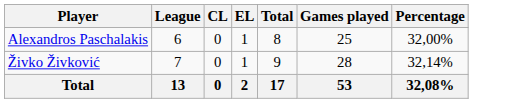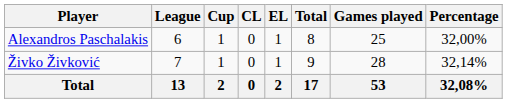+ column: (221, 16)
